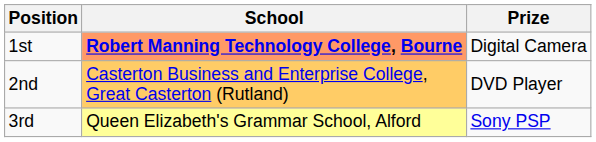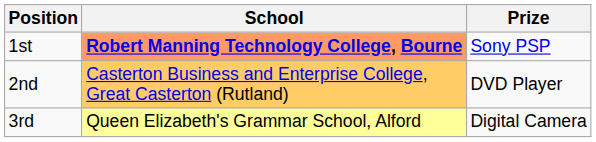(529, 46) Digital Camera -> (510, 46) Sony PSP
(510, 121) Sony PSP -> (529, 121) Digital Camera
